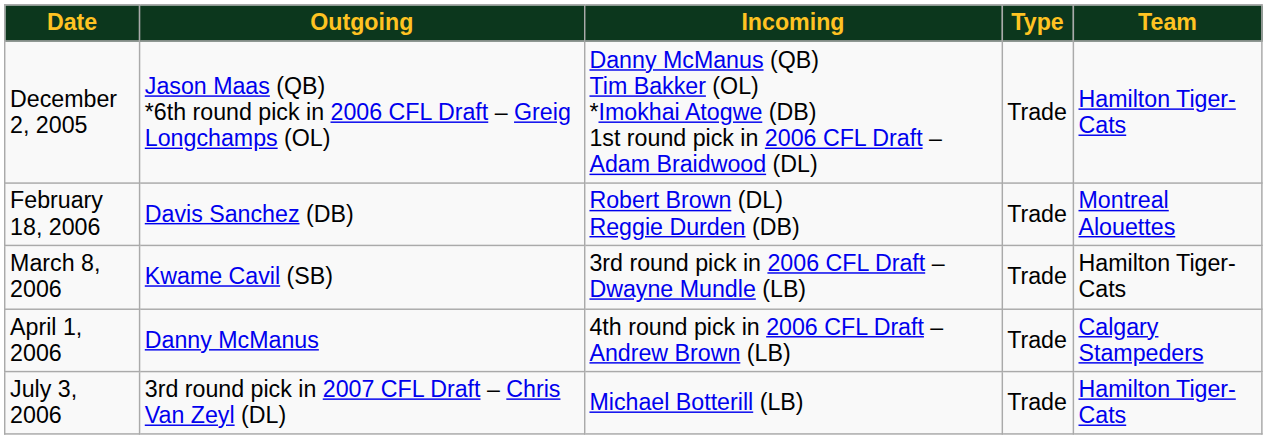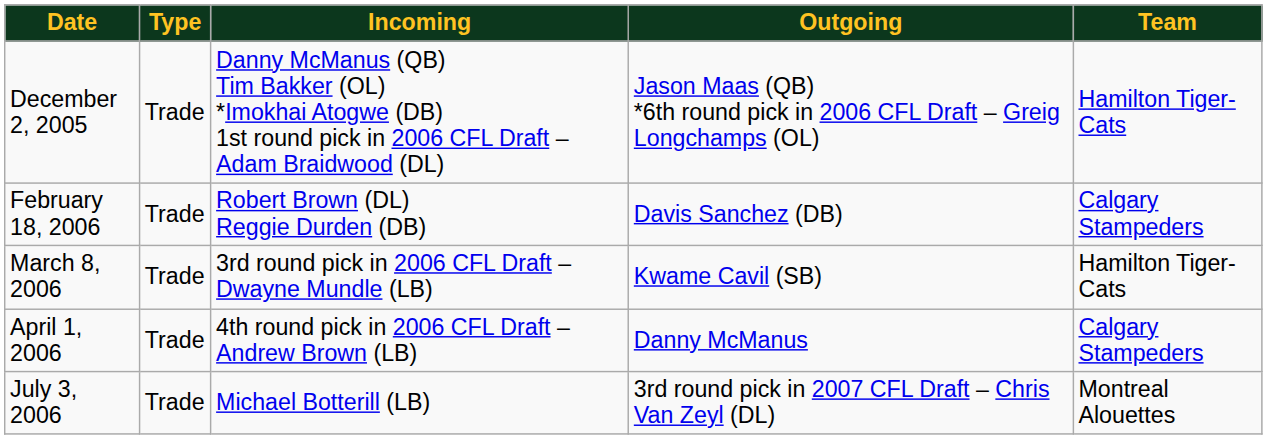columns swapped: (1037, 22) <-> (362, 22)
(1127, 213) Montreal Alouettes -> (1141, 213) Calgary Stampeders
(1157, 402) Hamilton Tiger-Cats -> (1127, 402) Montreal Alouettes
